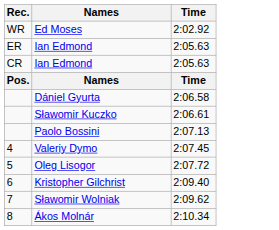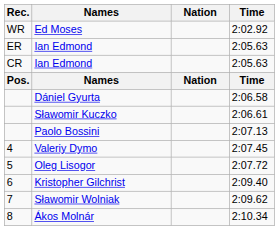+ column: (200, 13)
